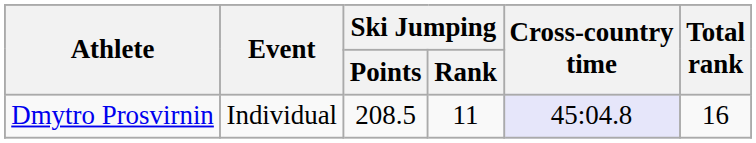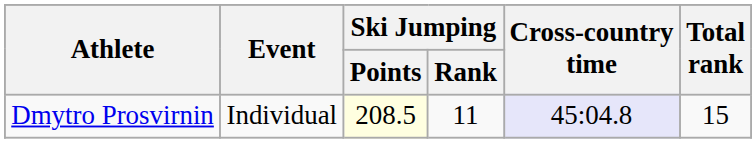(386, 115) no background -> (386, 115) lightyellow background
(716, 115) 16 -> (716, 115) 15
